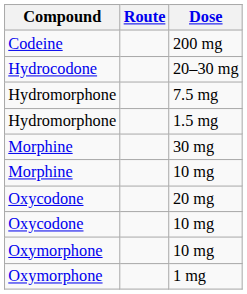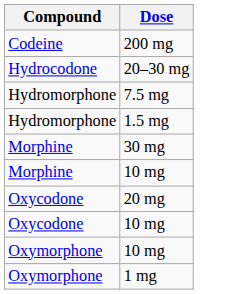- column: (145, 17)
